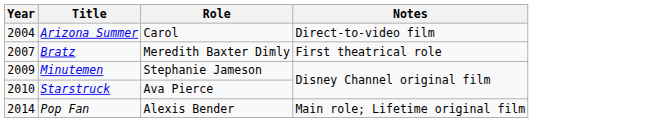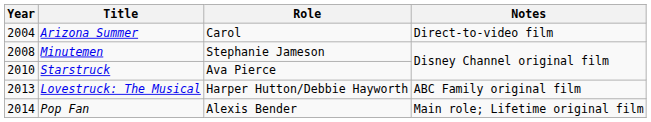- row: (58, 52)
(21, 70) 2009 -> (21, 52) 2008
+ row: (121, 89)
